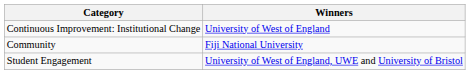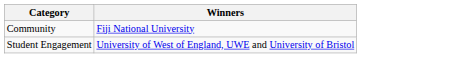- row: (104, 28)
